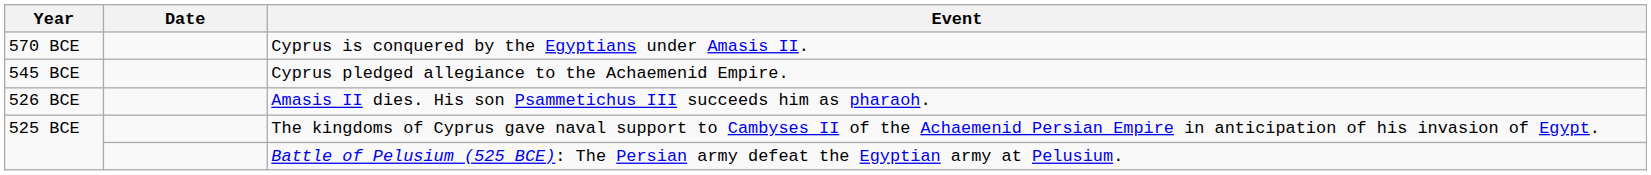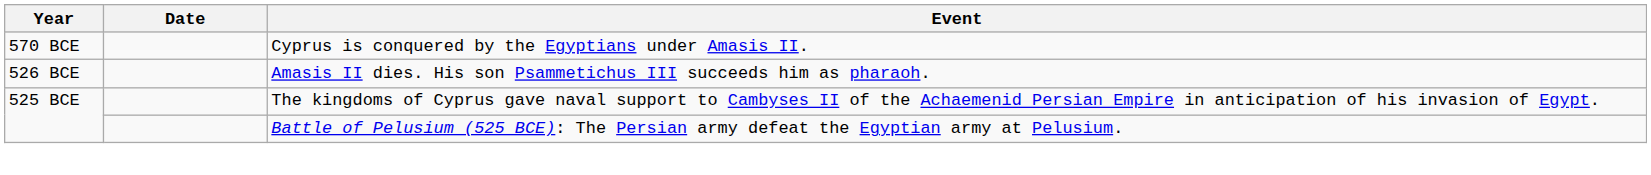- row: (530, 74)
